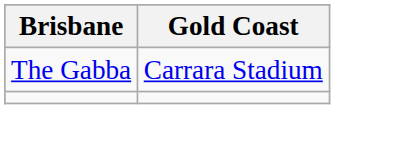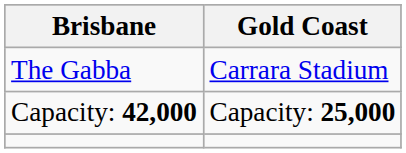+ row: (104, 112)
